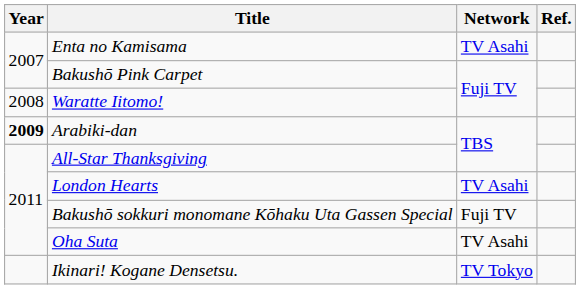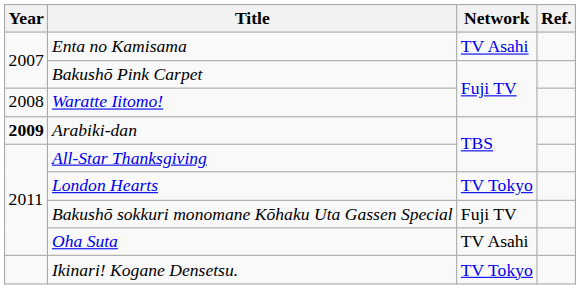(495, 185) TV Asahi -> (497, 185) TV Tokyo
